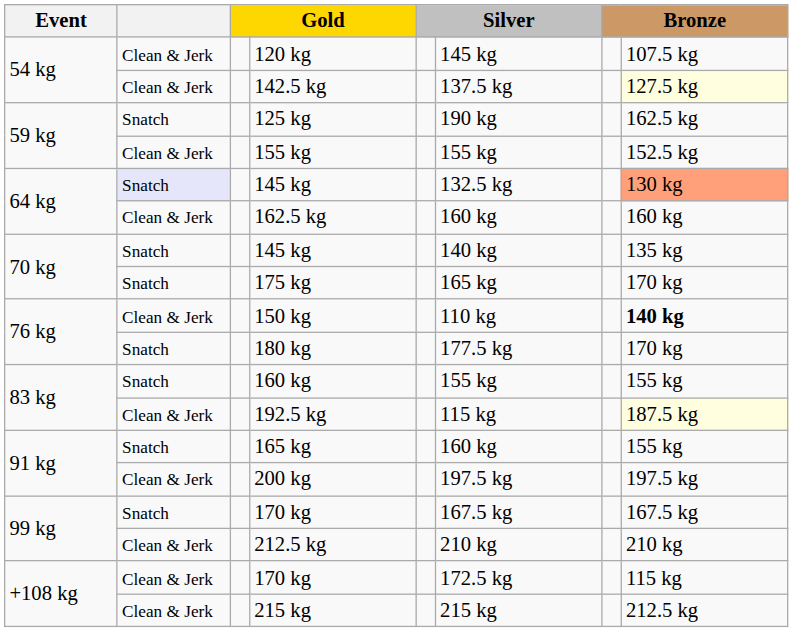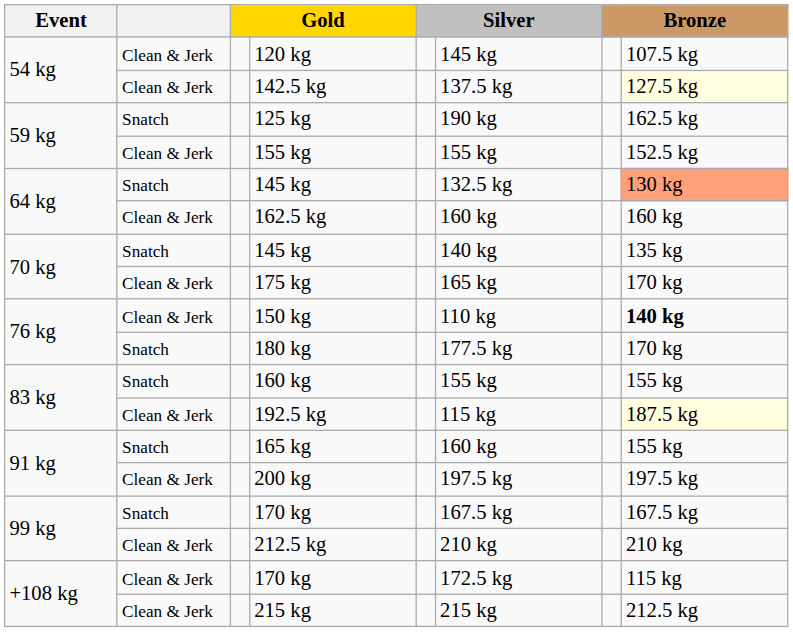(146, 185) lavender background -> (146, 185) no background
(146, 284) Snatch -> (167, 284) Clean & Jerk
